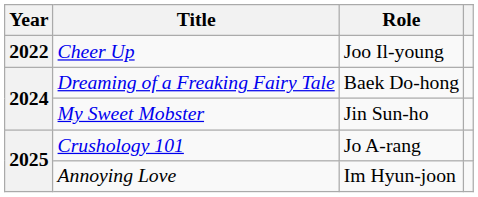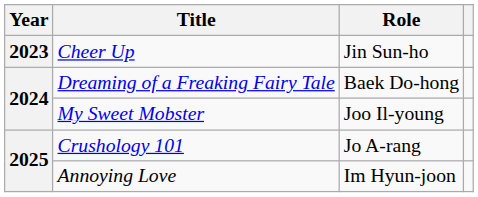(29, 51) 2022 -> (29, 51) 2023
(394, 51) Joo Il-young -> (386, 51) Jin Sun-ho
(386, 113) Jin Sun-ho -> (394, 113) Joo Il-young
